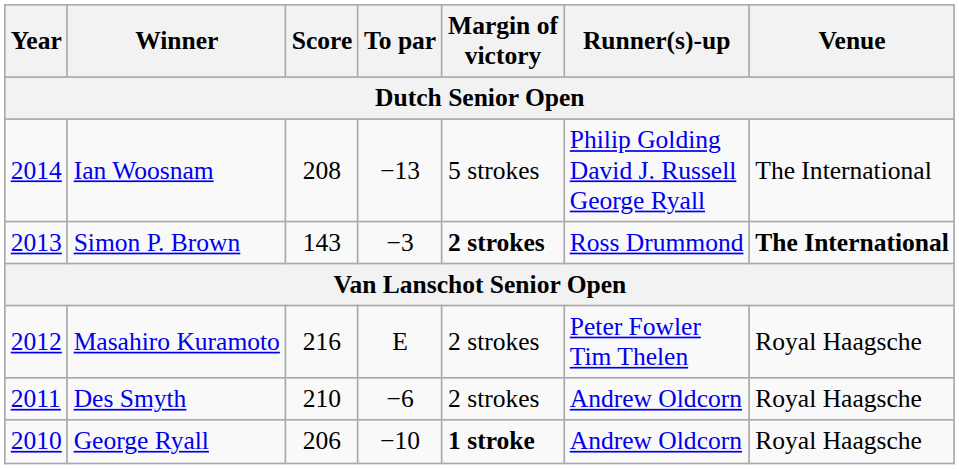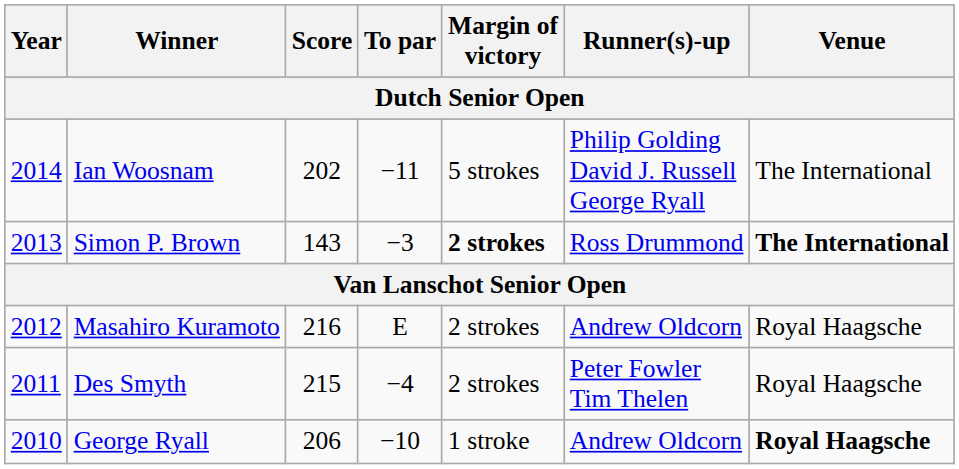(322, 170) 208 -> (322, 170) 202
(400, 170) −13 -> (400, 170) −11
(635, 342) Peter Fowler Tim Thelen -> (656, 326) Andrew Oldcorn
(322, 399) 210 -> (322, 384) 215
(400, 399) −6 -> (400, 384) −4
(656, 399) Andrew Oldcorn -> (635, 384) Peter Fowler Tim Thelen
(491, 441) bold -> (489, 441) normal
(839, 441) normal -> (843, 441) bold
